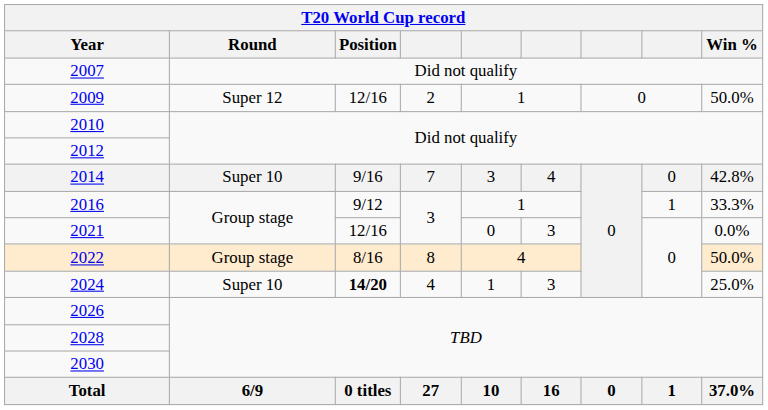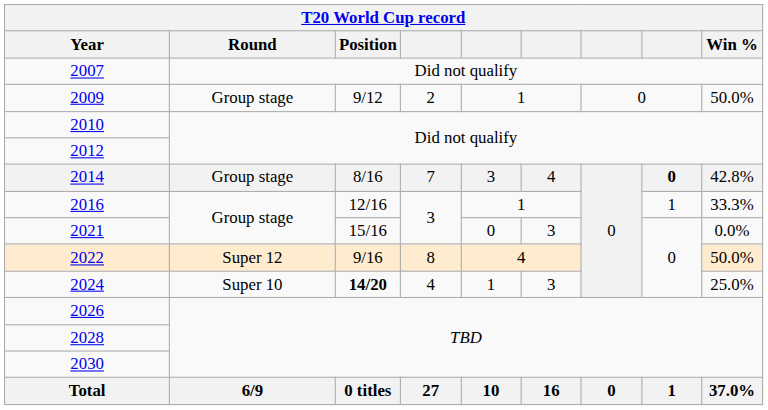(252, 97) Super 12 -> (252, 97) Group stage
(368, 97) 12/16 -> (368, 97) 9/12
(252, 177) Super 10 -> (252, 177) Group stage
(368, 177) 9/16 -> (368, 177) 8/16
(672, 177) normal -> (672, 177) bold
(368, 204) 9/12 -> (368, 204) 12/16
(368, 230) 12/16 -> (368, 230) 15/16
(252, 257) Group stage -> (252, 257) Super 12
(368, 257) 8/16 -> (368, 257) 9/16
